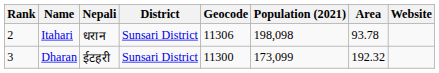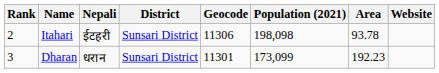(94, 35) धरान -> (96, 35) ईटहरी
(96, 58) ईटहरी -> (94, 58) धरान
(219, 57) 11300 -> (219, 57) 11301
(368, 57) 192.32 -> (368, 57) 192.23
